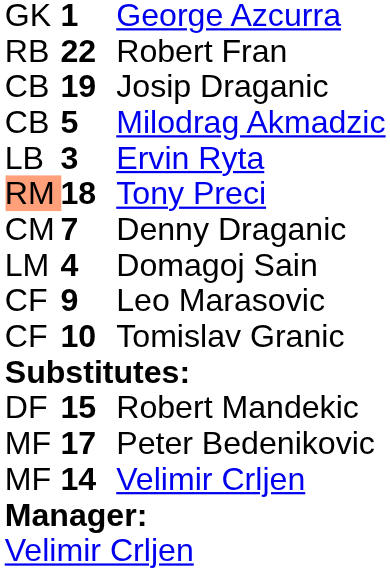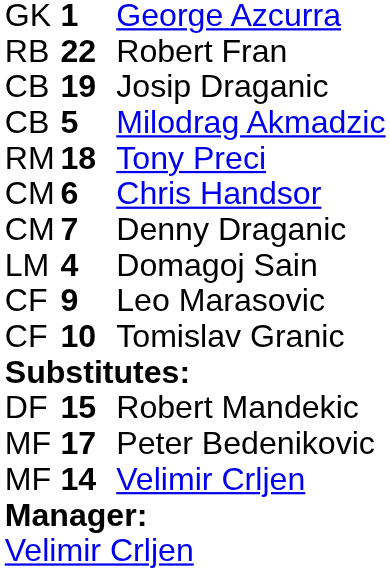- row: (69, 158)
(30, 193) lightsalmon background -> (30, 158) no background
+ row: (69, 193)
